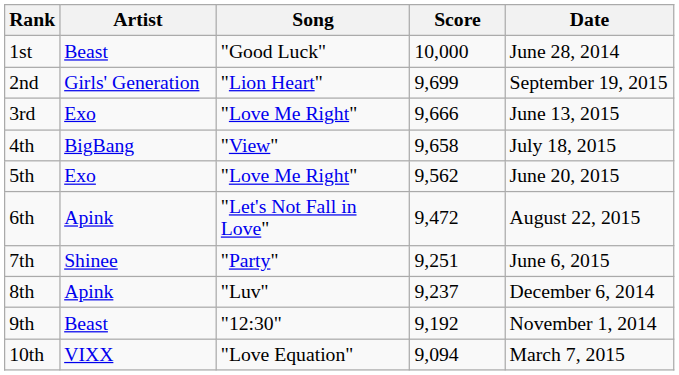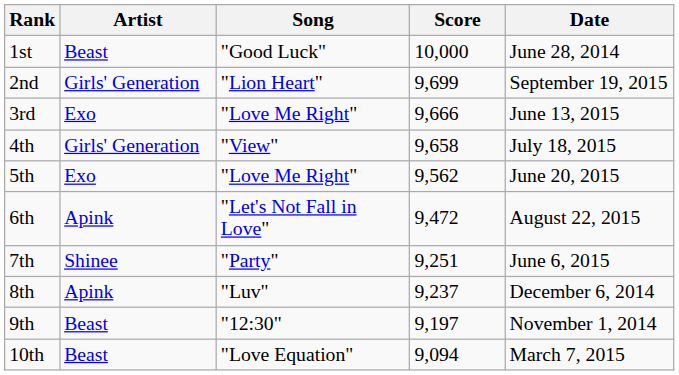(99, 144) BigBang -> (132, 144) Girls' Generation
(437, 323) 9,192 -> (437, 323) 9,197
(89, 354) VIXX -> (86, 354) Beast
